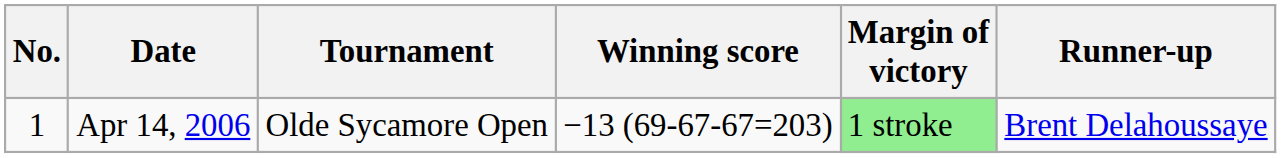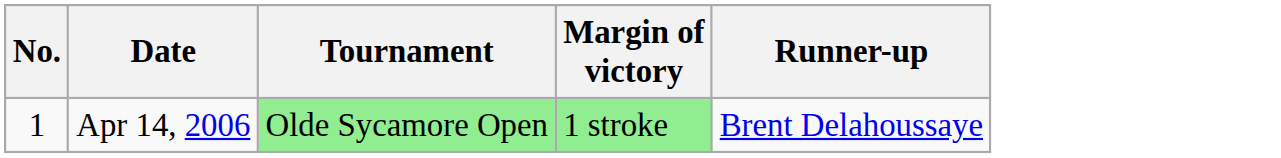- column: (698, 51)
(407, 124) no background -> (407, 124) lightgreen background
